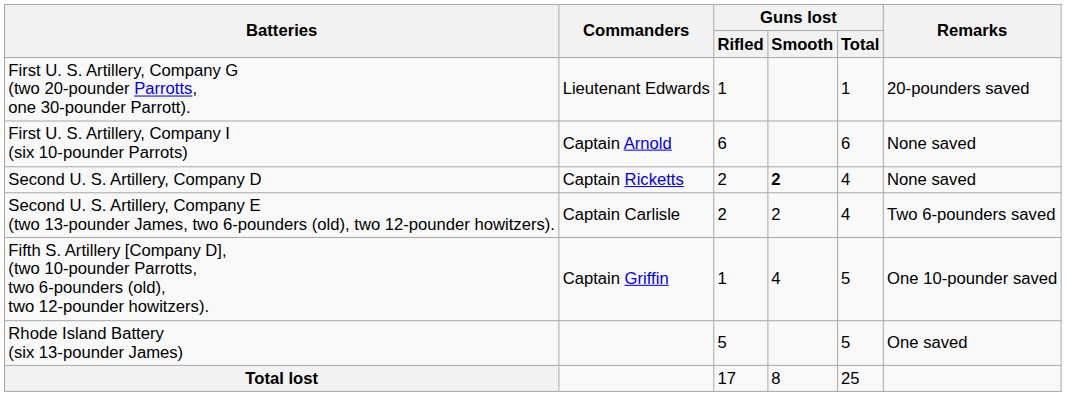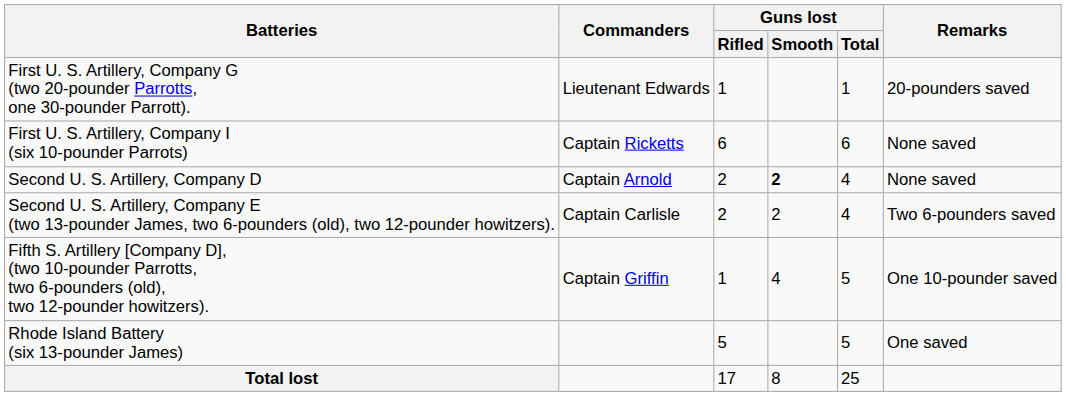(617, 143) Captain Arnold -> (623, 143) Captain Ricketts
(623, 179) Captain Ricketts -> (617, 179) Captain Arnold
